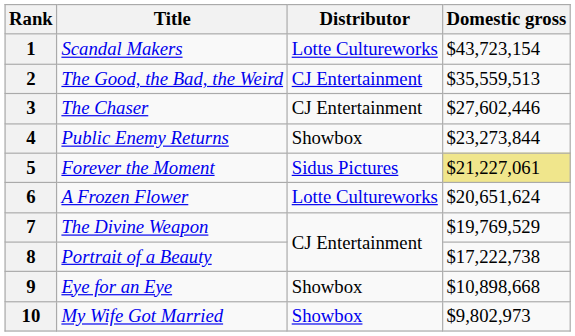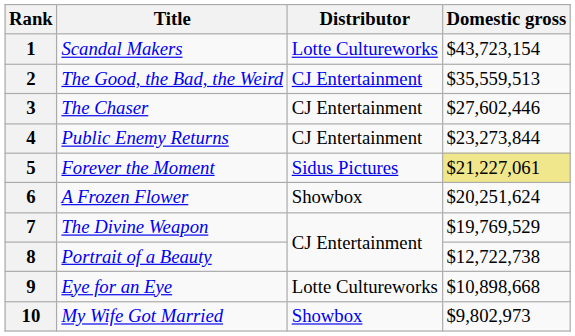(327, 138) Showbox -> (357, 138) CJ Entertainment
(365, 197) Lotte Cultureworks -> (327, 197) Showbox
(493, 197) $20,651,624 -> (493, 197) $20,251,624
(493, 256) $17,222,738 -> (493, 256) $12,722,738
(327, 286) Showbox -> (365, 286) Lotte Cultureworks
